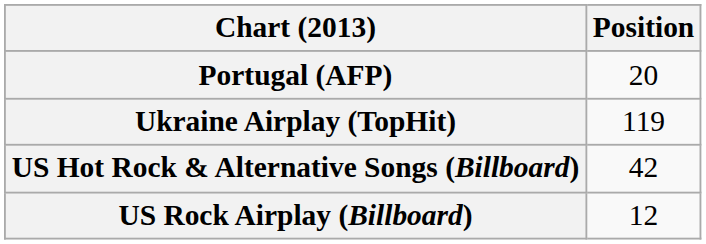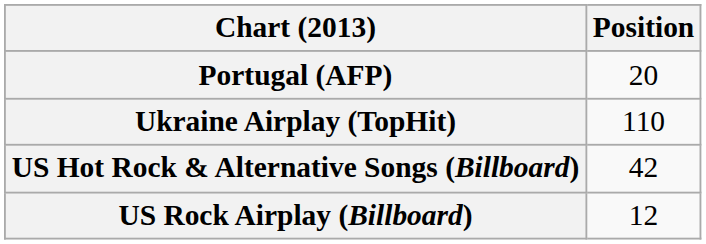(644, 121) 119 -> (644, 121) 110
